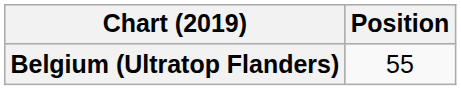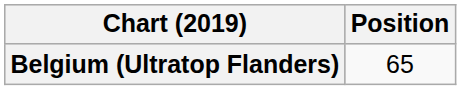(400, 63) 55 -> (400, 63) 65
